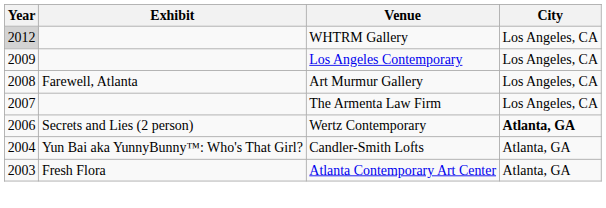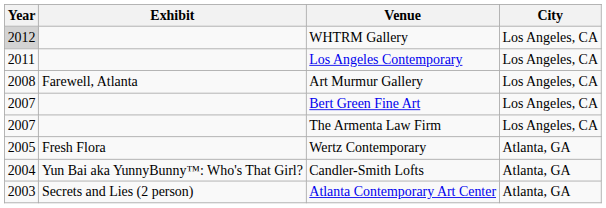(22, 59) 2009 -> (21, 59) 2011
+ row: (365, 103)
(22, 125) 2006 -> (22, 147) 2005
(118, 125) Secrets and Lies (2 person) -> (74, 147) Fresh Flora
(539, 125) bold -> (536, 147) normal
(74, 170) Fresh Flora -> (118, 192) Secrets and Lies (2 person)
